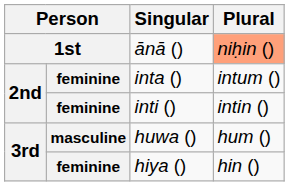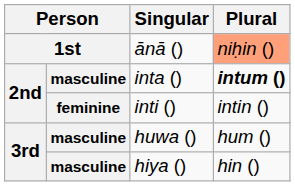(88, 79) feminine -> (88, 79) masculine
(249, 78) normal -> (251, 78) bold
(88, 167) feminine -> (88, 167) masculine
